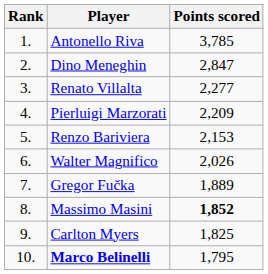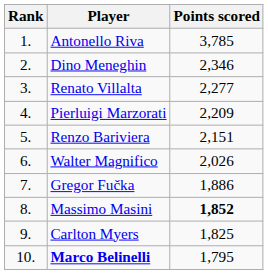(217, 64) 2,847 -> (217, 64) 2,346
(217, 137) 2,153 -> (217, 137) 2,151
(217, 185) 1,889 -> (217, 185) 1,886
